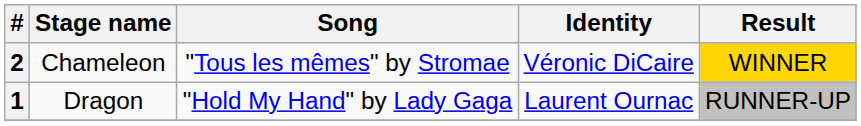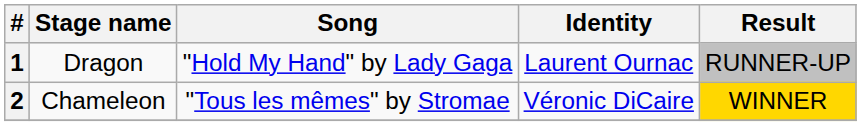rows swapped: (17, 100) <-> (17, 62)
